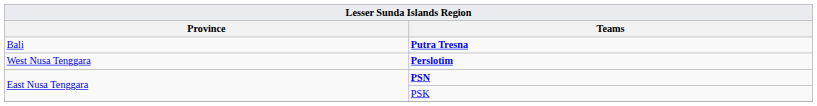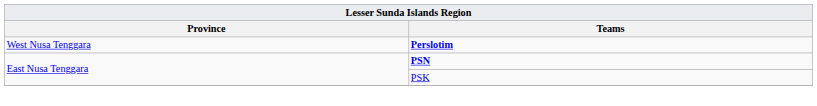- row: (439, 45)
